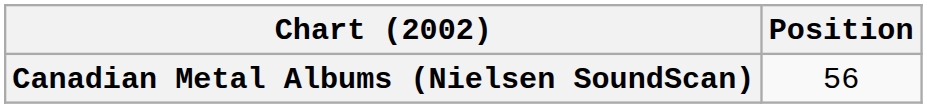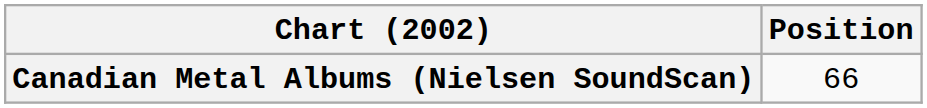(841, 79) 56 -> (841, 79) 66
